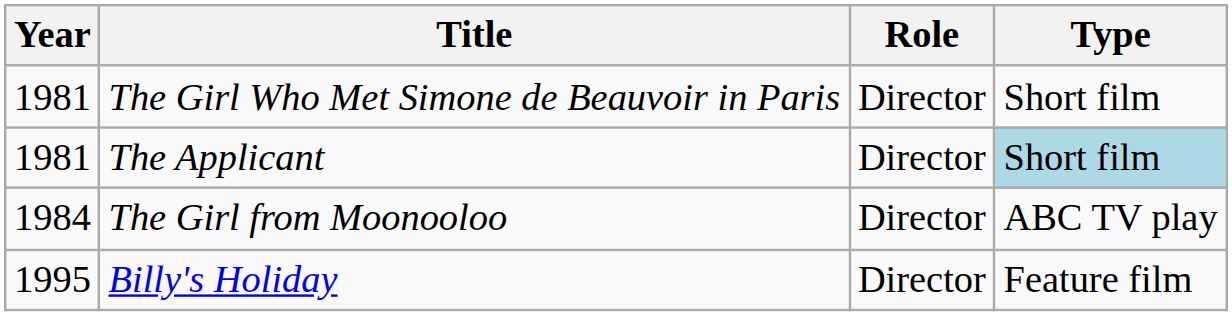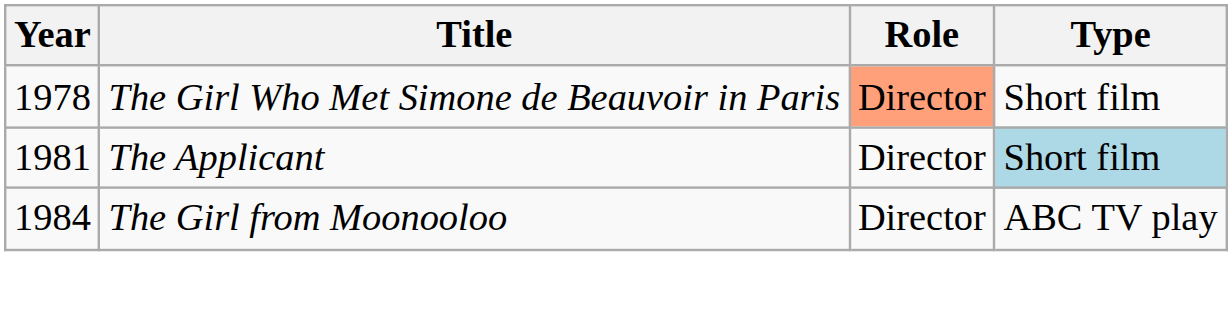(52, 95) 1981 -> (52, 95) 1978
(922, 95) no background -> (922, 95) lightsalmon background
- row: (223, 278)
